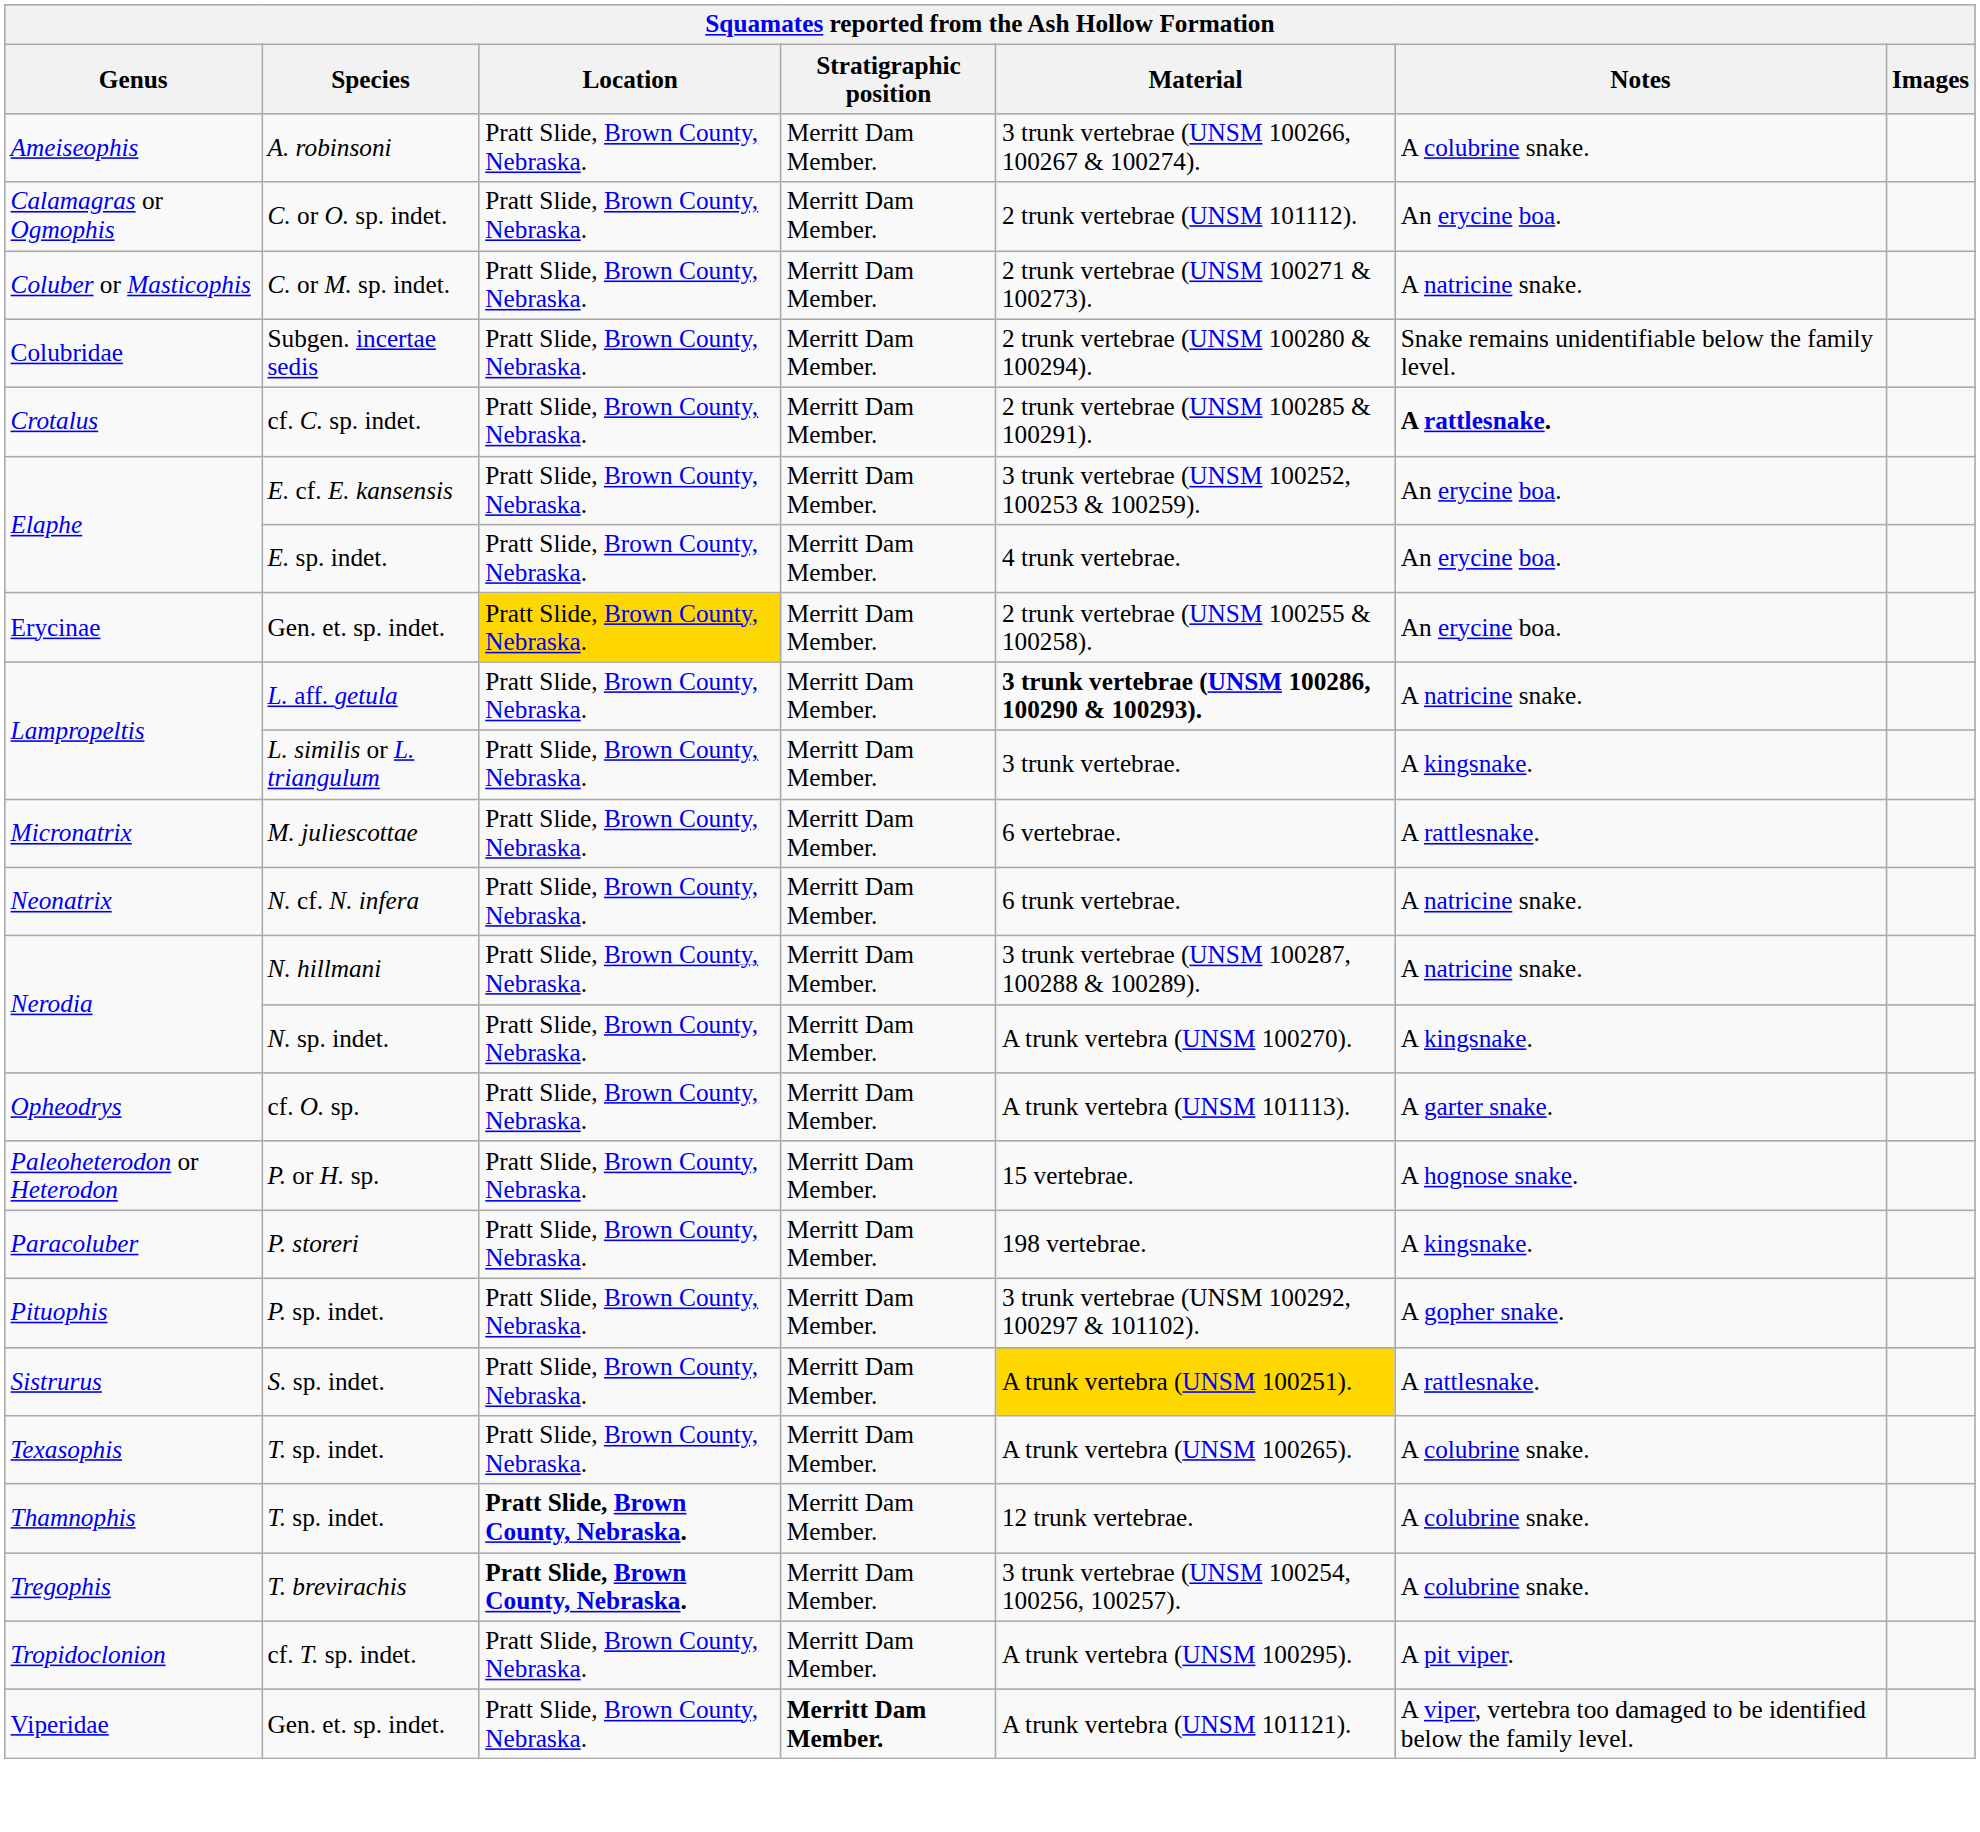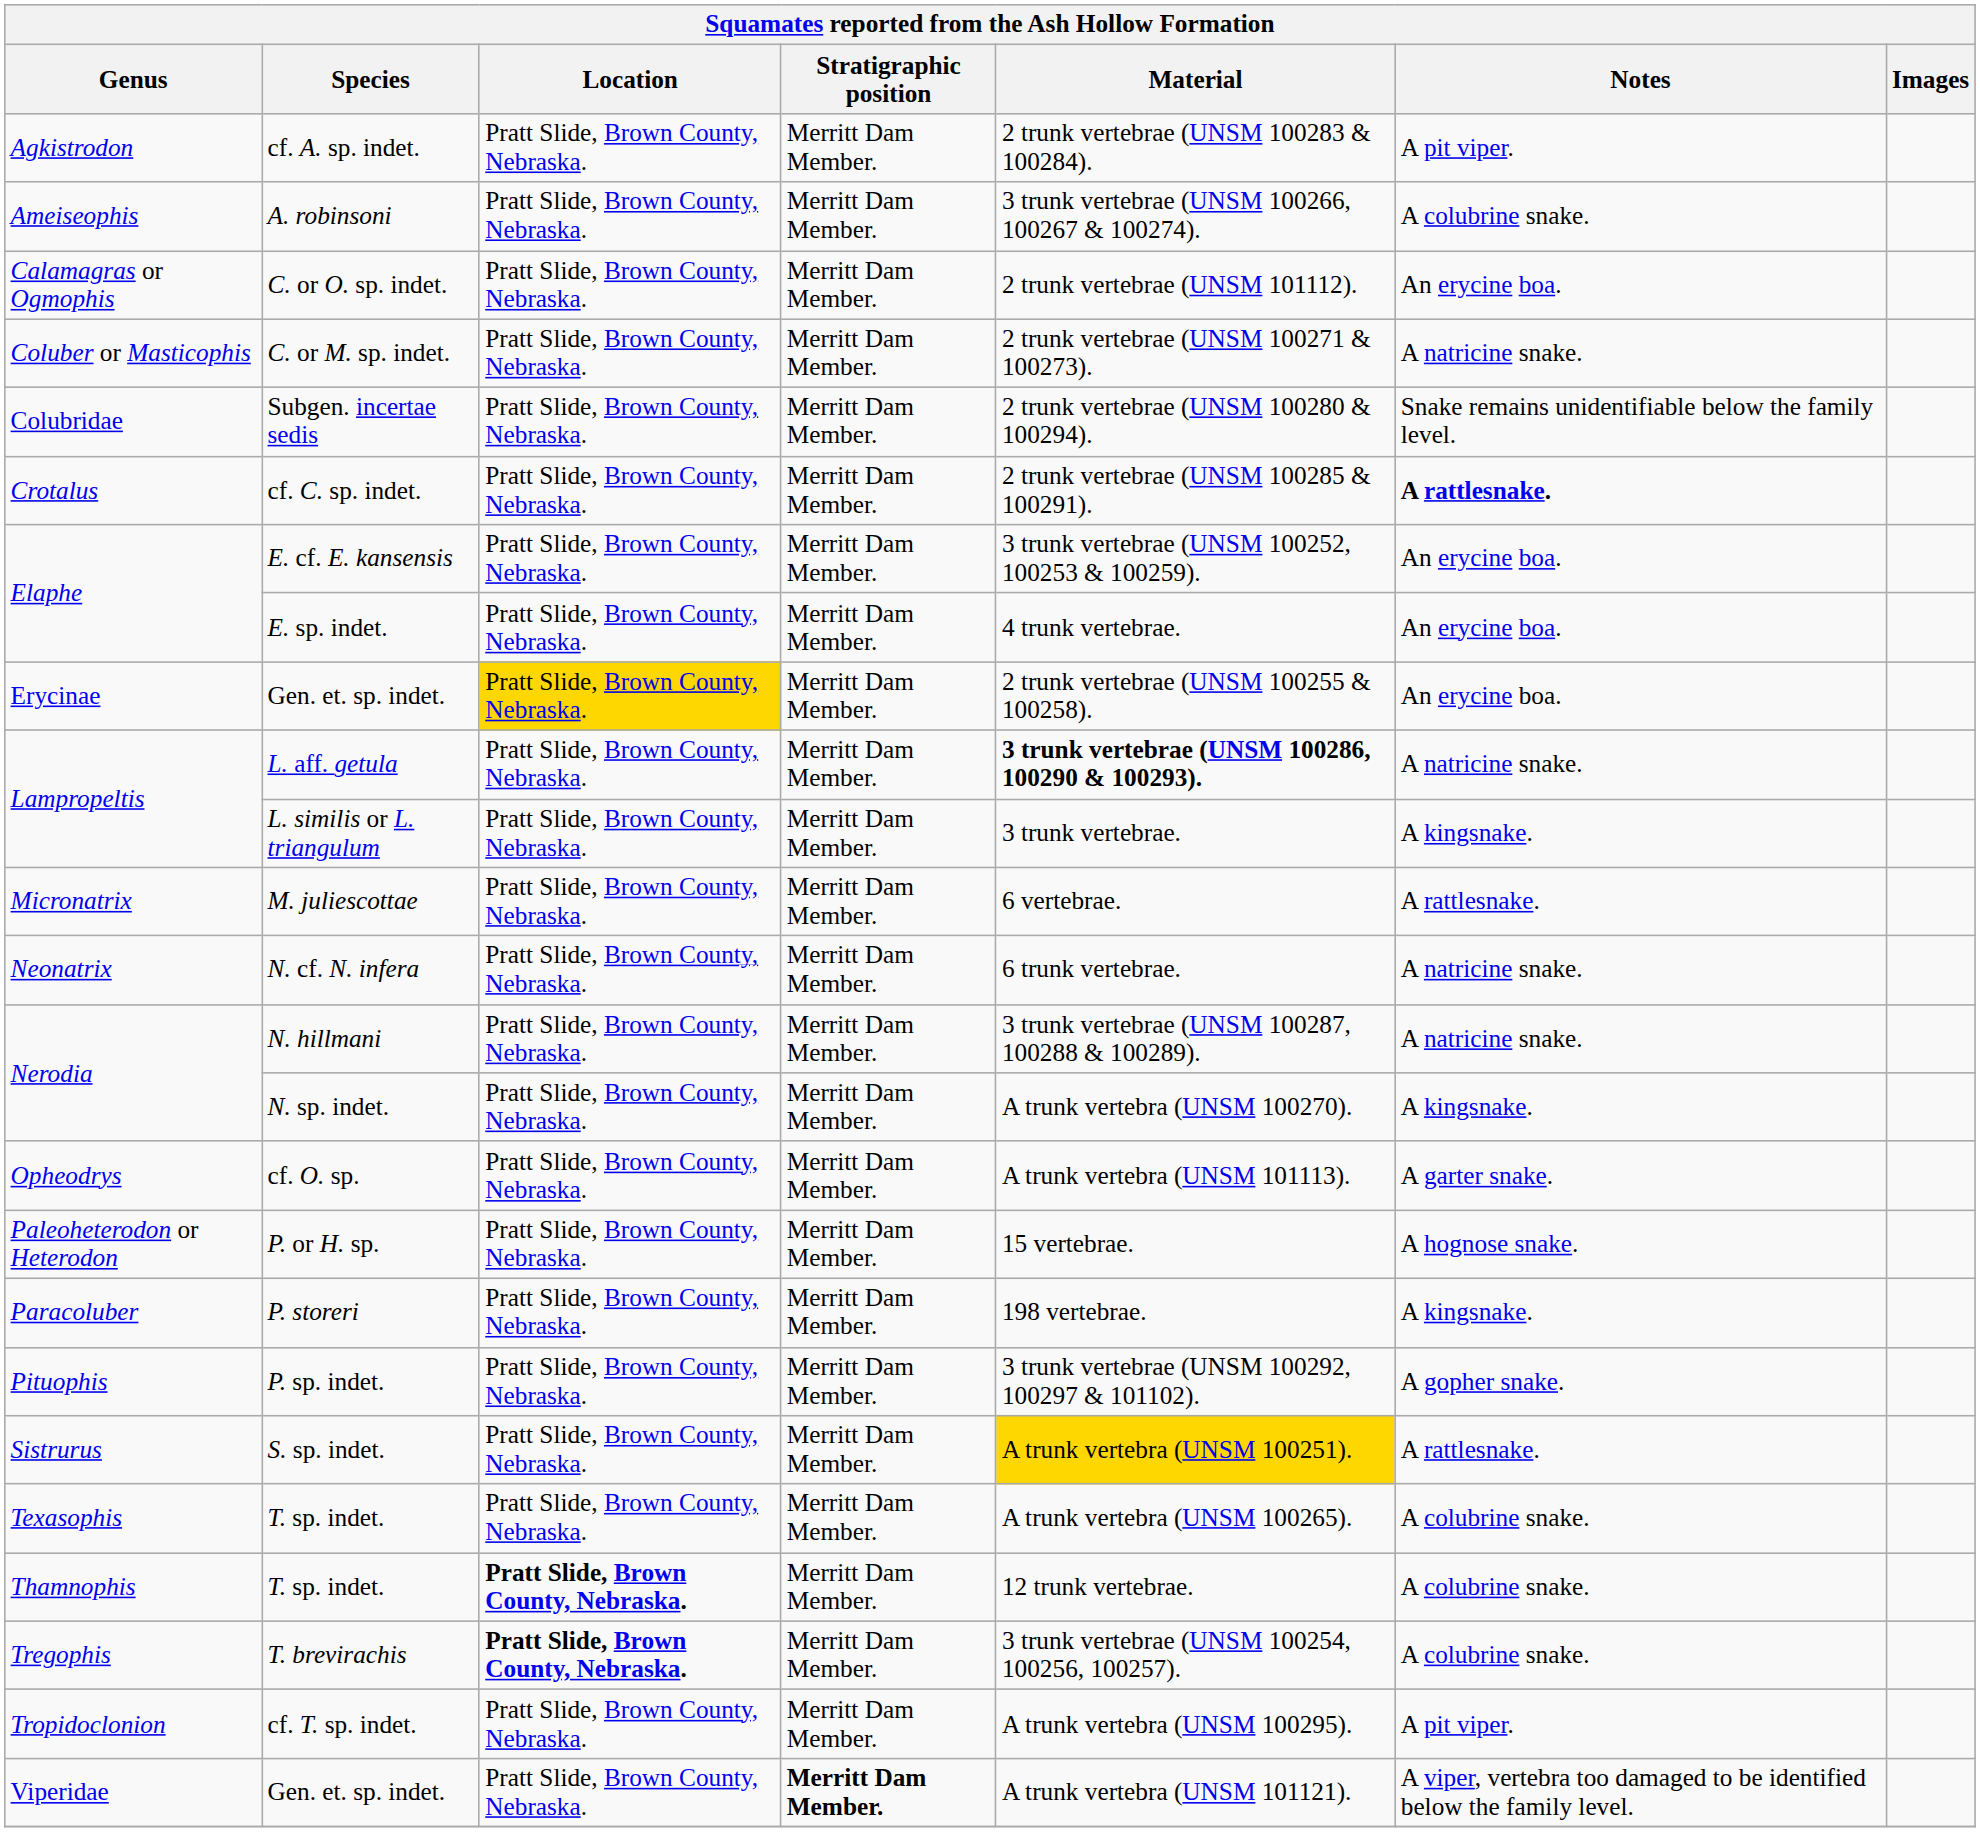+ row: (72, 147)
